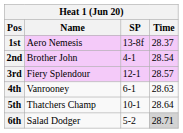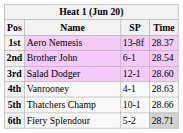(129, 58) 4-1 -> (129, 58) 6-1
(58, 74) Fiery Splendour -> (53, 74) Salad Dodger
(163, 74) 28.57 -> (163, 74) 28.60
(129, 89) 6-1 -> (129, 89) 4-1
(163, 105) 28.64 -> (163, 105) 28.66
(53, 120) Salad Dodger -> (58, 120) Fiery Splendour
